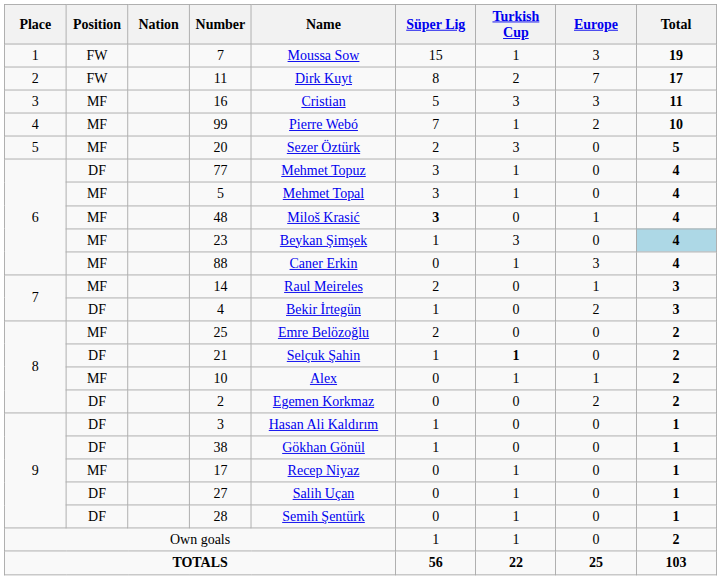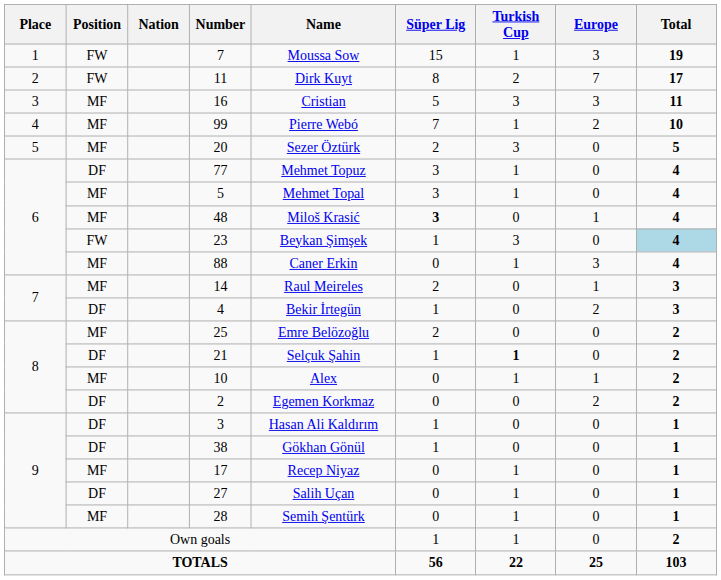(97, 240) MF -> (97, 240) FW
(97, 516) DF -> (97, 516) MF
